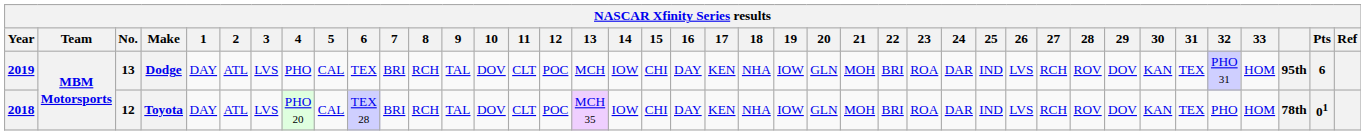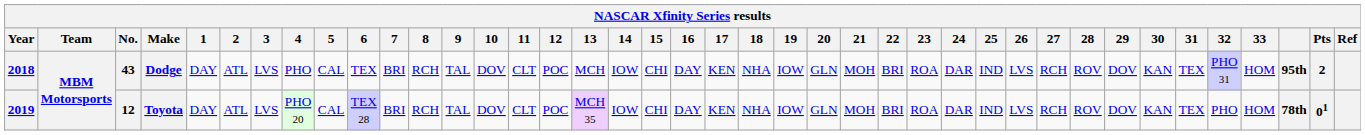(21, 70) 2019 -> (21, 70) 2018
(128, 70) 13 -> (128, 70) 43
(1322, 70) 6 -> (1322, 70) 2
(21, 110) 2018 -> (21, 110) 2019
